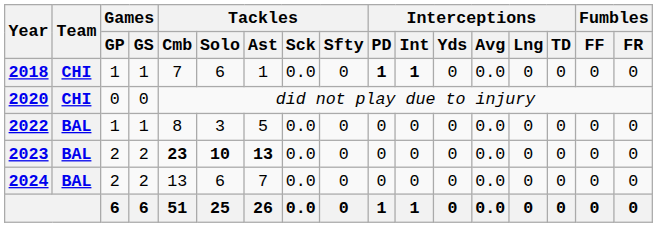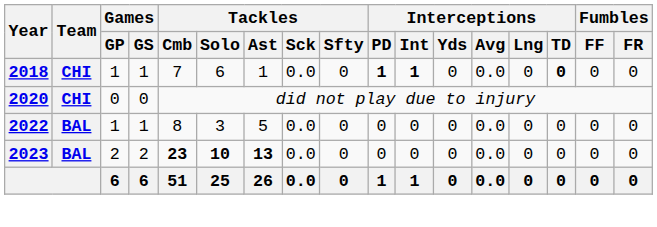(561, 72) normal -> (561, 72) bold
- row: (29, 181)
